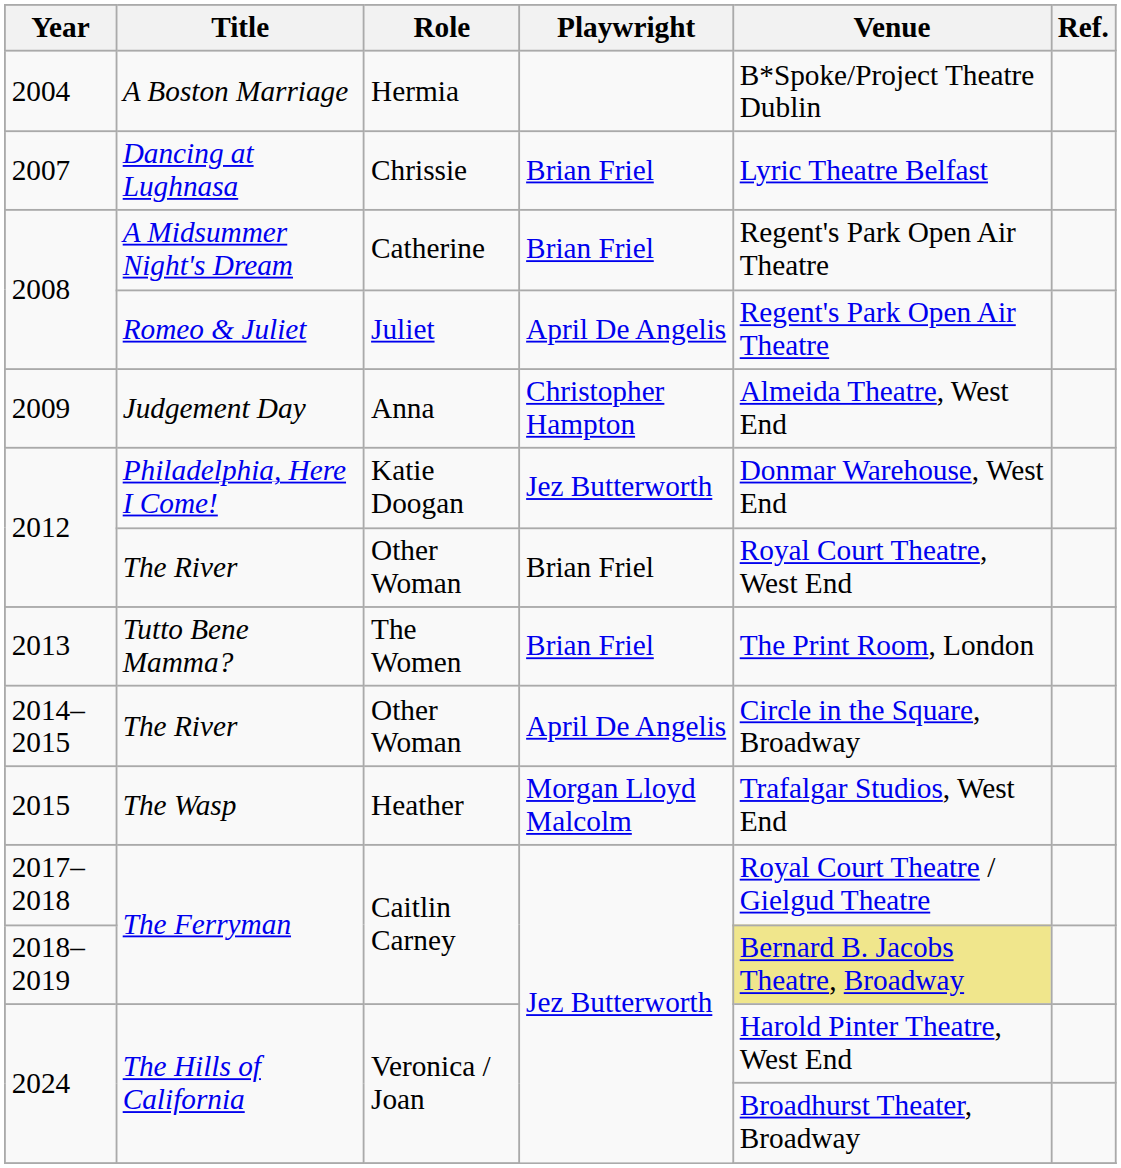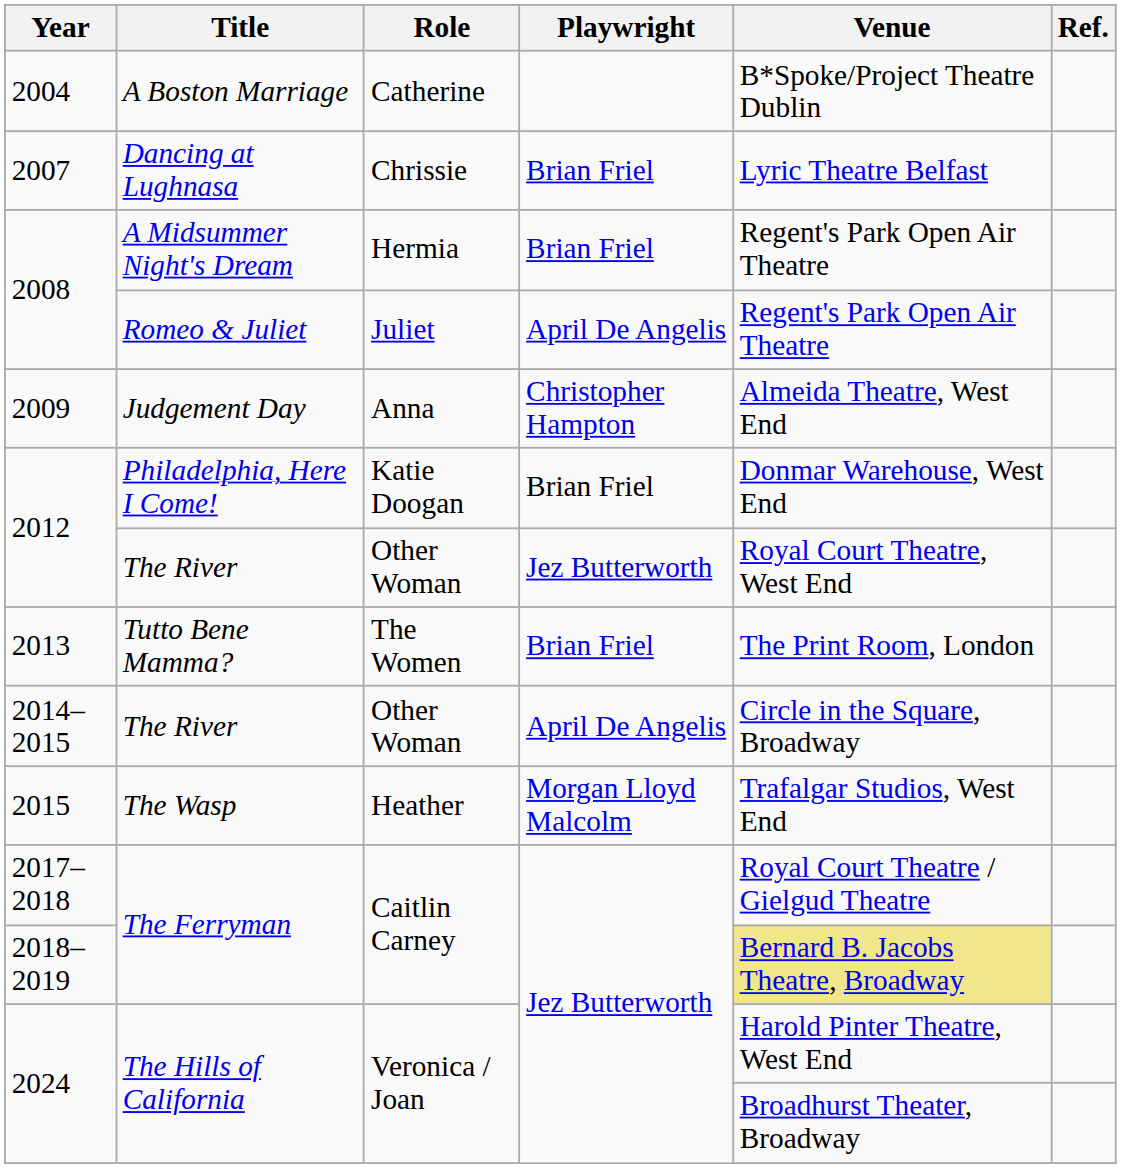(415, 90) Hermia -> (428, 90) Catherine
(428, 249) Catherine -> (415, 249) Hermia
(619, 487) Jez Butterworth -> (590, 487) Brian Friel
(590, 566) Brian Friel -> (619, 566) Jez Butterworth
